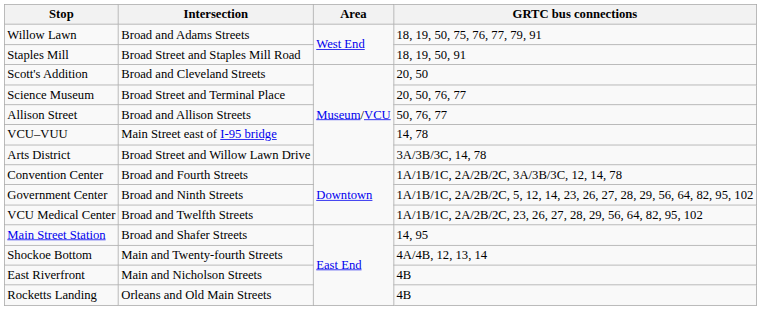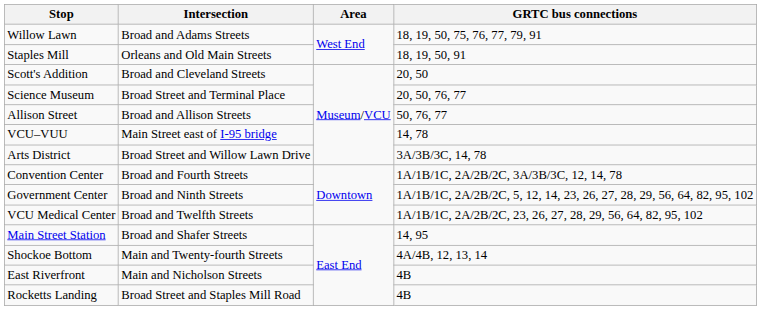(211, 54) Broad Street and Staples Mill Road -> (196, 54) Orleans and Old Main Streets
(196, 295) Orleans and Old Main Streets -> (211, 295) Broad Street and Staples Mill Road
